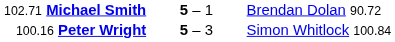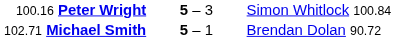rows swapped: (81, 30) <-> (75, 9)
